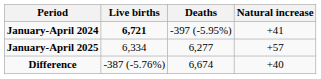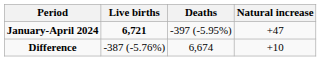(275, 30) +41 -> (275, 30) +47
- row: (53, 47)
(275, 64) +40 -> (275, 47) +10
